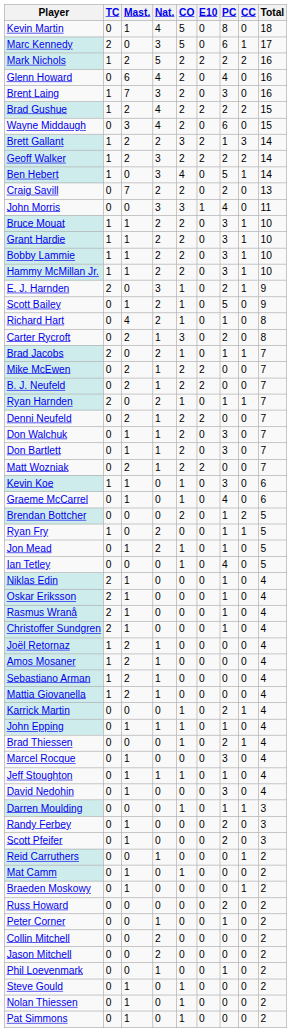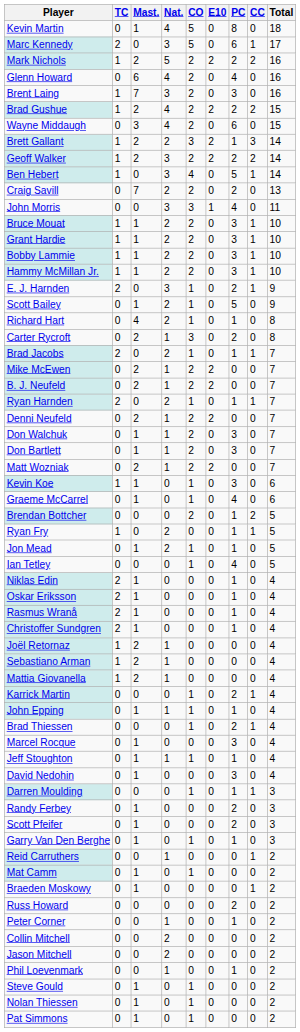- row: (41, 662)
+ row: (58, 840)
